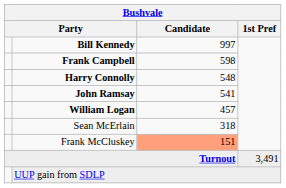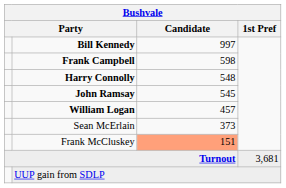(228, 93) 541 -> (228, 93) 545
(228, 126) 318 -> (228, 126) 373
(267, 158) 3,491 -> (267, 158) 3,681
